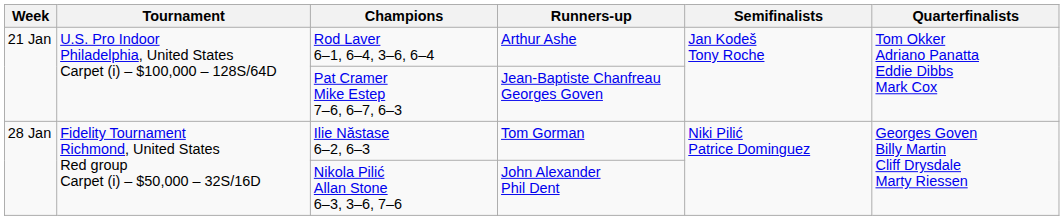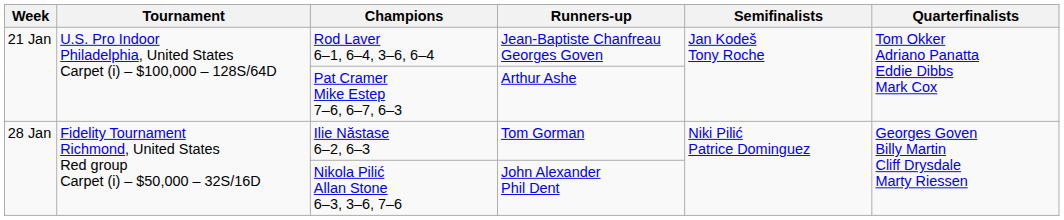(539, 39) Arthur Ashe -> (581, 47) Jean-Baptiste Chanfreau Georges Goven
(581, 86) Jean-Baptiste Chanfreau Georges Goven -> (539, 78) Arthur Ashe
